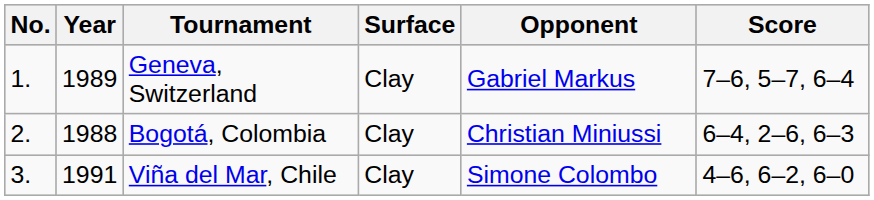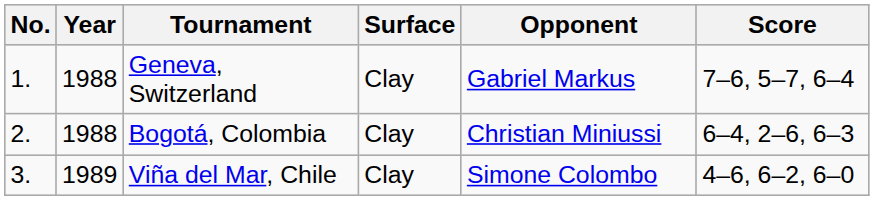(90, 78) 1989 -> (90, 78) 1988
(90, 173) 1991 -> (90, 173) 1989
